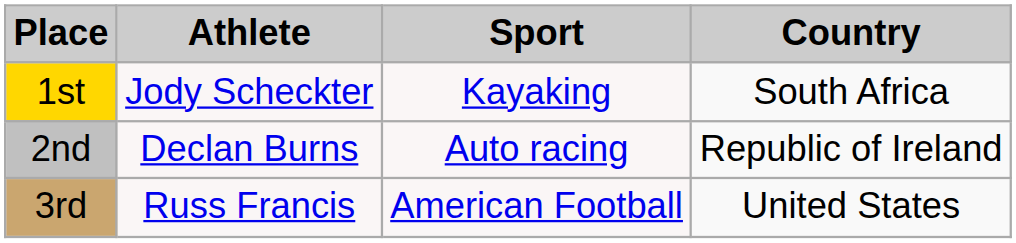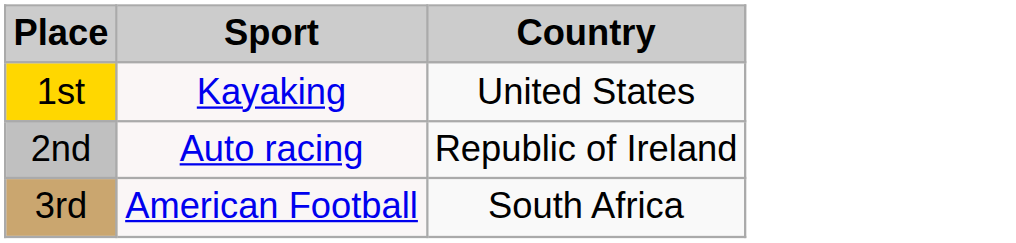- column: (249, 33)
(851, 91) South Africa -> (586, 91) United States
(851, 206) United States -> (586, 206) South Africa
